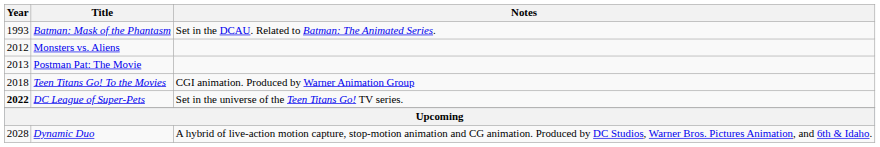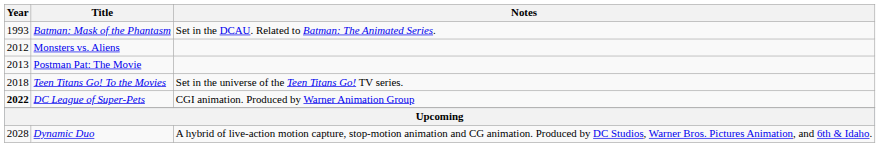(295, 82) CGI animation. Produced by Warner Animation Group -> (290, 82) Set in the universe of the Teen Titans Go! TV series.
(290, 99) Set in the universe of the Teen Titans Go! TV series. -> (295, 99) CGI animation. Produced by Warner Animation Group
